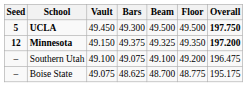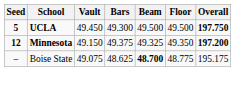- row: (57, 59)
(162, 74) normal -> (150, 59) bold
